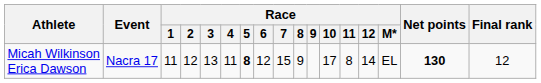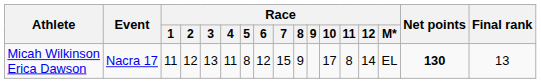(247, 61) bold -> (247, 61) normal
(502, 61) 12 -> (502, 61) 13
